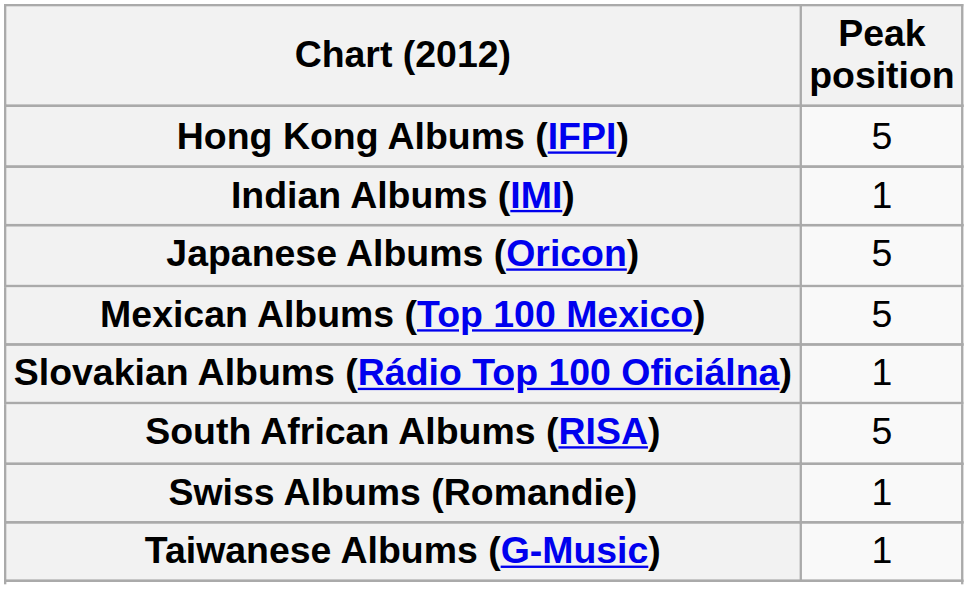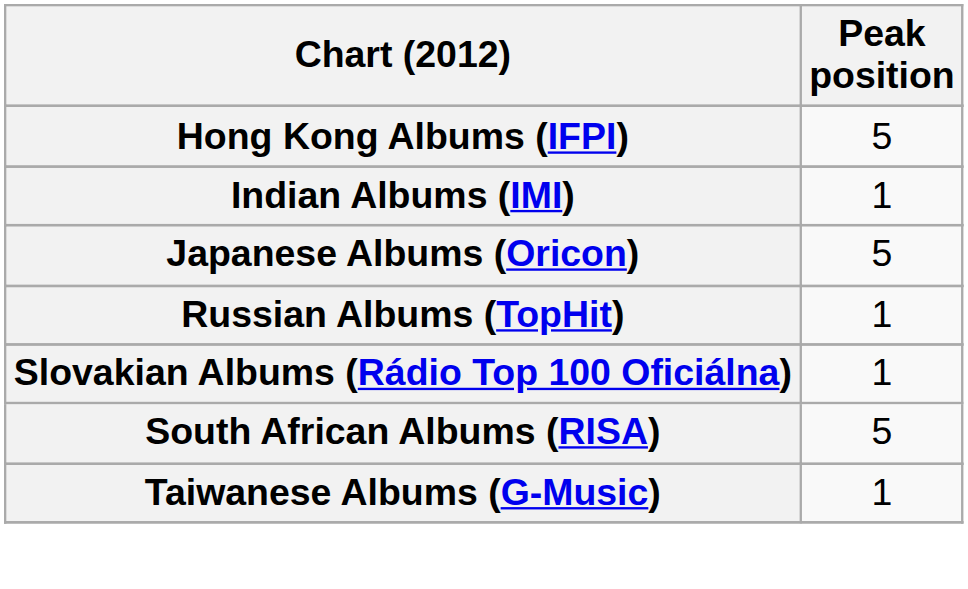- row: (403, 313)
+ row: (403, 313)
- row: (403, 491)
